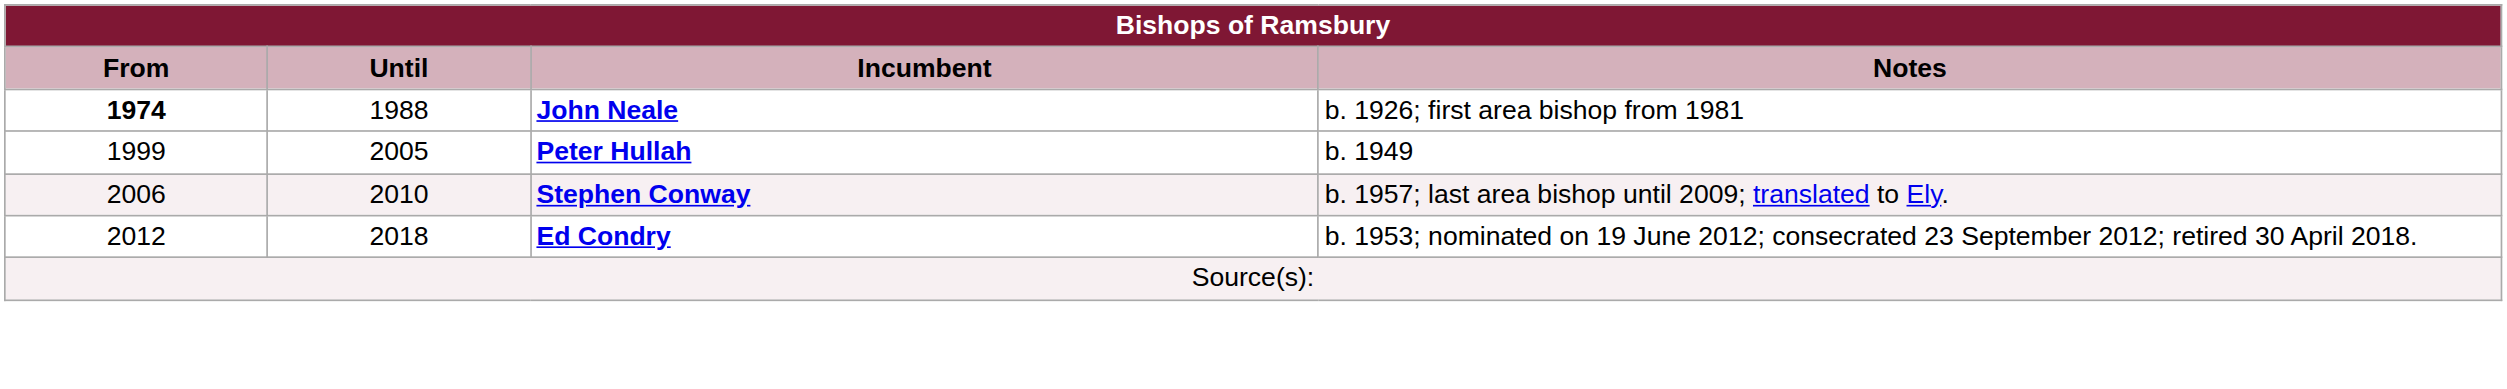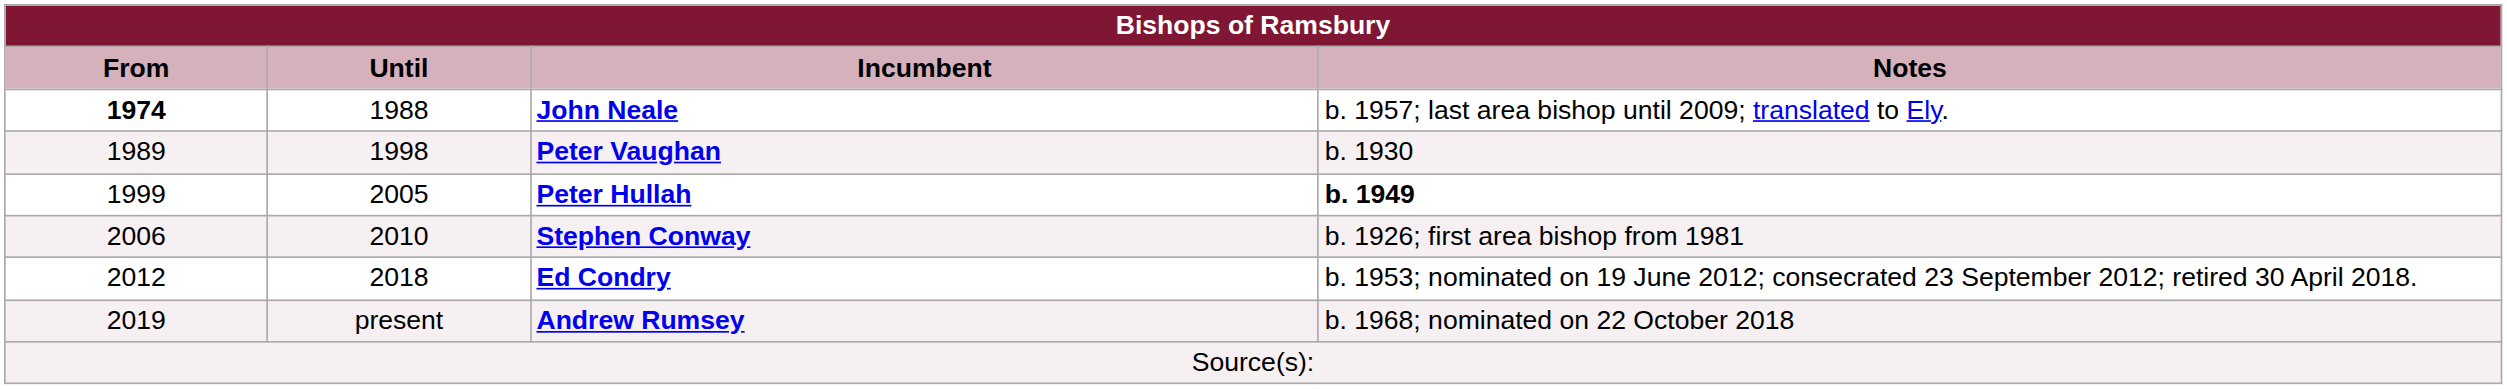(1534, 109) b. 1926; first area bishop from 1981 -> (1637, 109) b. 1957; last area bishop until 2009; translated to Ely.
+ row: (629, 151)
(1369, 151) normal -> (1370, 194) bold
(1637, 194) b. 1957; last area bishop until 2009; translated to Ely. -> (1534, 236) b. 1926; first area bishop from 1981
+ row: (641, 320)
